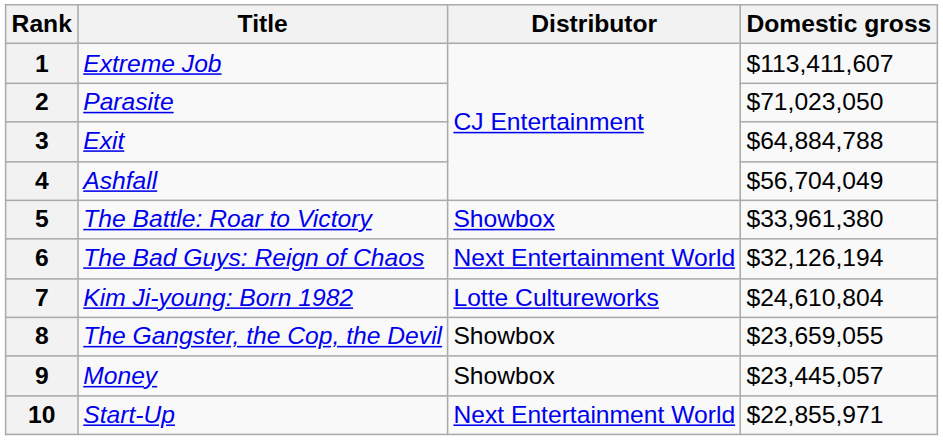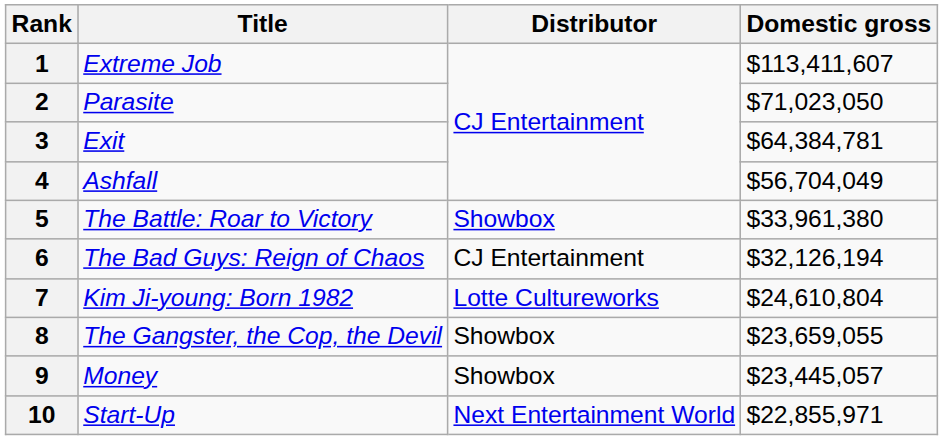(815, 141) $64,884,788 -> (815, 141) $64,384,781
(594, 258) Next Entertainment World -> (549, 258) CJ Entertainment
